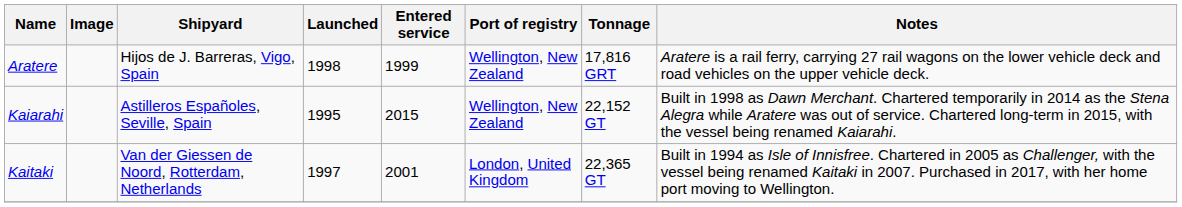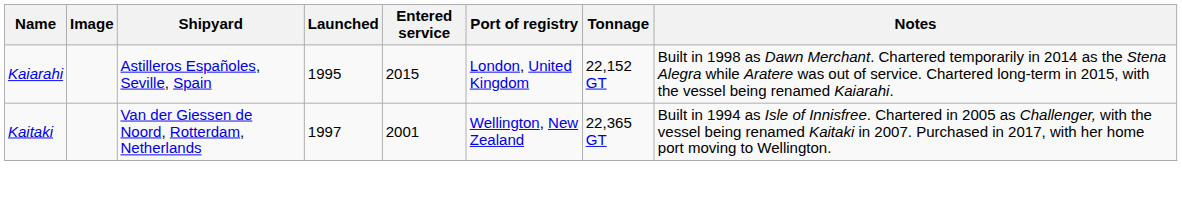- row: (33, 65)
(523, 114) Wellington, New Zealand -> (521, 74) London, United Kingdom
(520, 172) London, United Kingdom -> (524, 131) Wellington, New Zealand
